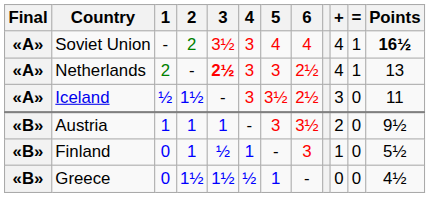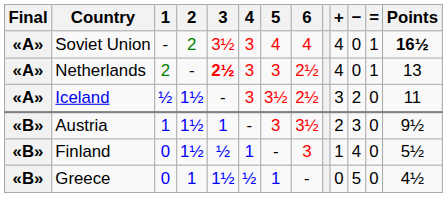+ column: (356, 17)
(192, 125) 1 -> (192, 125) 1½
(192, 152) 1 -> (192, 152) 1½
(192, 178) 1½ -> (192, 178) 1
